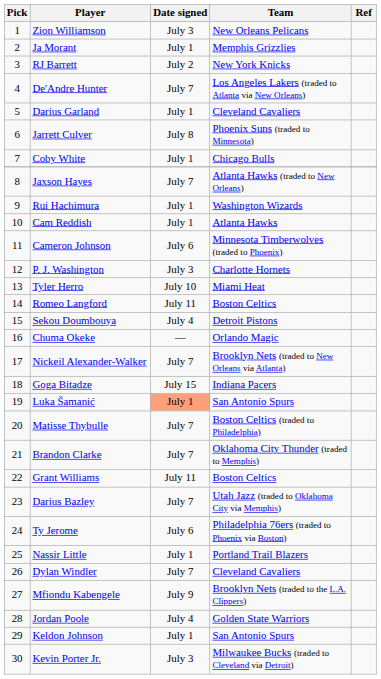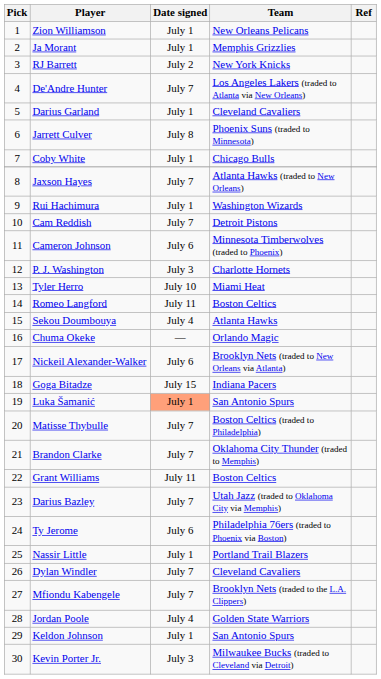(180, 30) July 3 -> (180, 30) July 1
(180, 222) July 1 -> (180, 222) July 7
(245, 222) Atlanta Hawks -> (245, 222) Detroit Pistons
(245, 320) Detroit Pistons -> (245, 320) Atlanta Hawks
(180, 361) July 7 -> (180, 361) July 6
(180, 595) July 9 -> (180, 595) July 7
